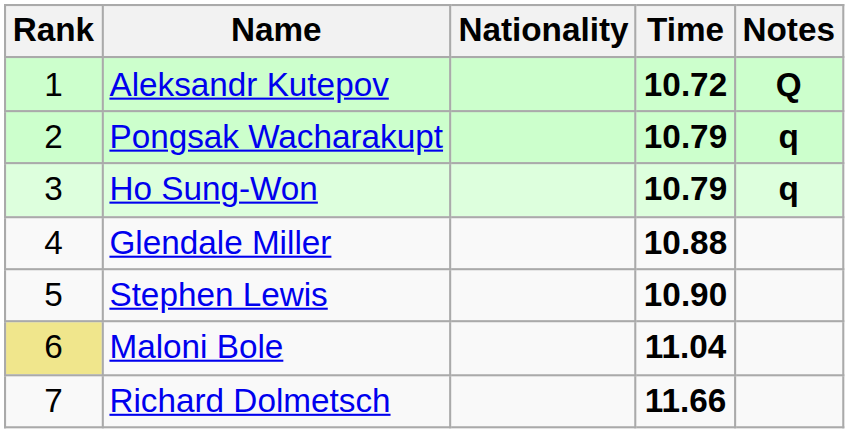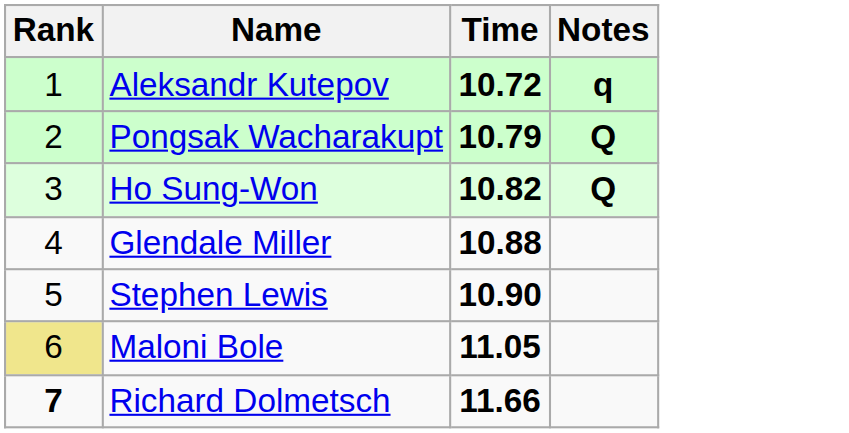- column: (543, 30)
(789, 83) Q -> (603, 83) q
(789, 136) q -> (603, 136) Q
(686, 189) 10.79 -> (500, 189) 10.82
(789, 189) q -> (603, 189) Q
(685, 347) 11.04 -> (500, 347) 11.05
(53, 400) normal -> (53, 400) bold
